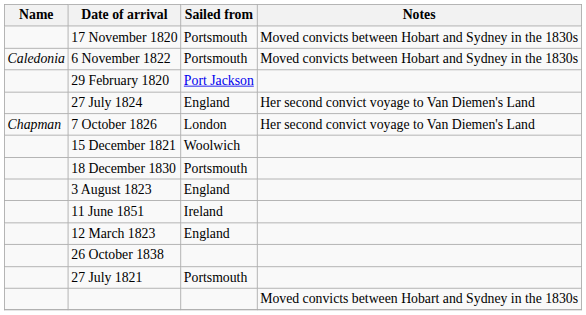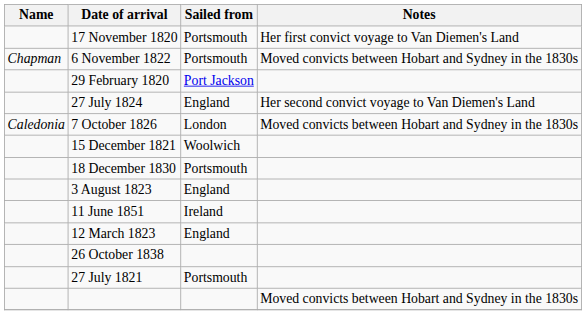(419, 37) Moved convicts between Hobart and Sydney in the 1830s -> (389, 37) Her first convict voyage to Van Diemen's Land
(36, 59) Caledonia -> (34, 59) Chapman
(34, 124) Chapman -> (36, 124) Caledonia
(397, 124) Her second convict voyage to Van Diemen's Land -> (419, 124) Moved convicts between Hobart and Sydney in the 1830s
